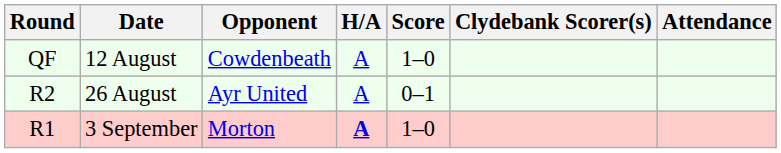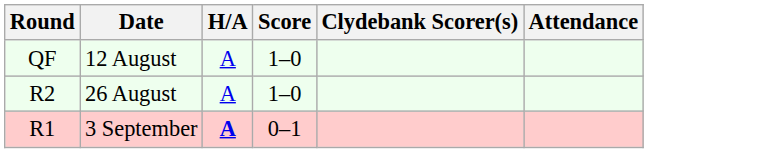- column: (269, 22)
(418, 93) 0–1 -> (285, 93) 1–0
(418, 128) 1–0 -> (285, 128) 0–1
